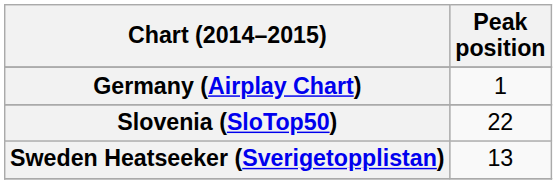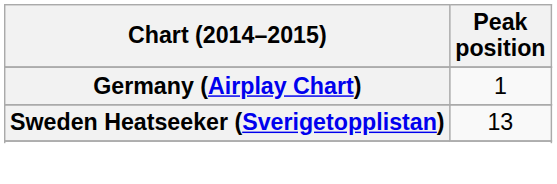- row: (227, 122)
